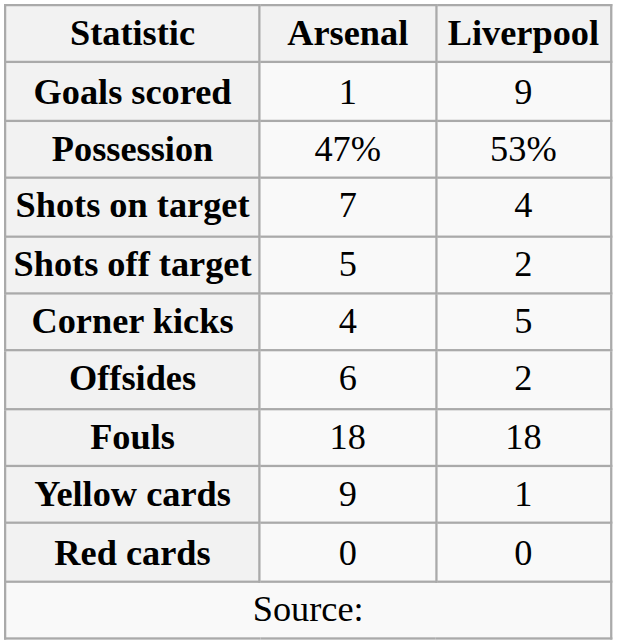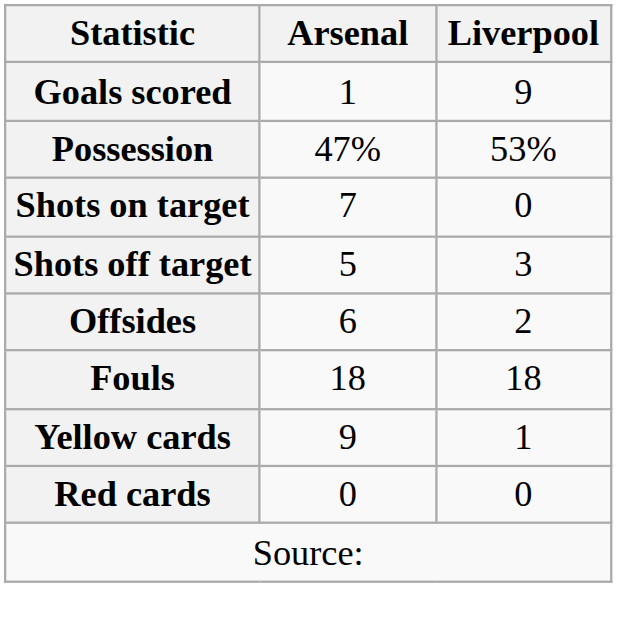(523, 206) 4 -> (523, 206) 0
(523, 263) 2 -> (523, 263) 3
- row: (133, 321)
